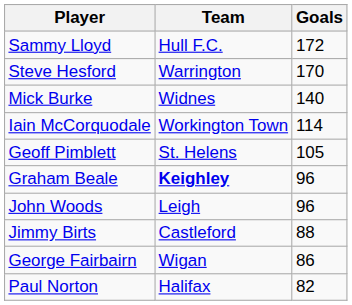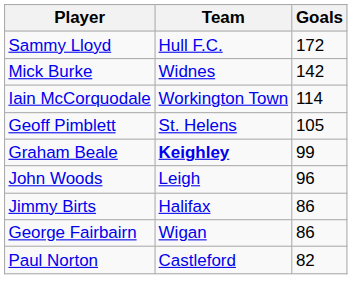- row: (62, 71)
(310, 98) 140 -> (310, 71) 142
(305, 179) 96 -> (305, 152) 99
(197, 233) Castleford -> (185, 206) Halifax
(305, 233) 88 -> (305, 206) 86
(185, 286) Halifax -> (197, 260) Castleford
